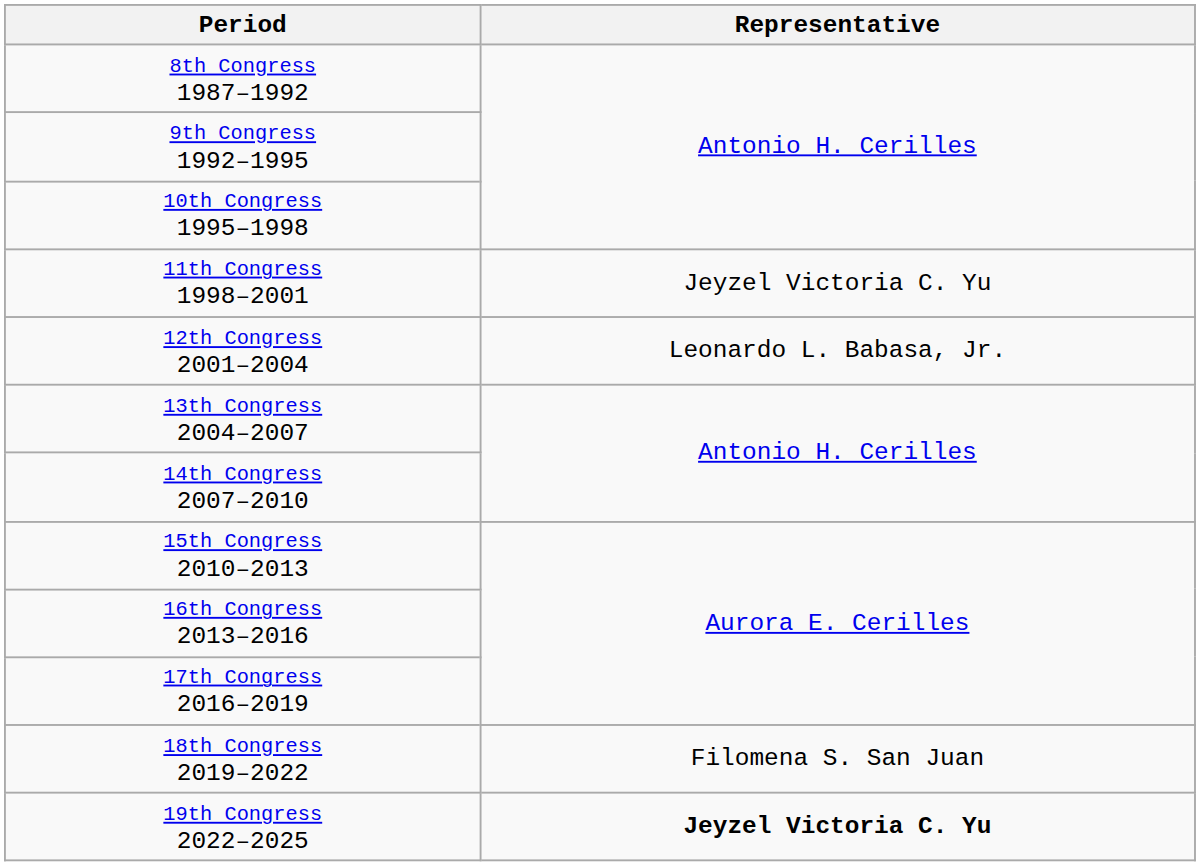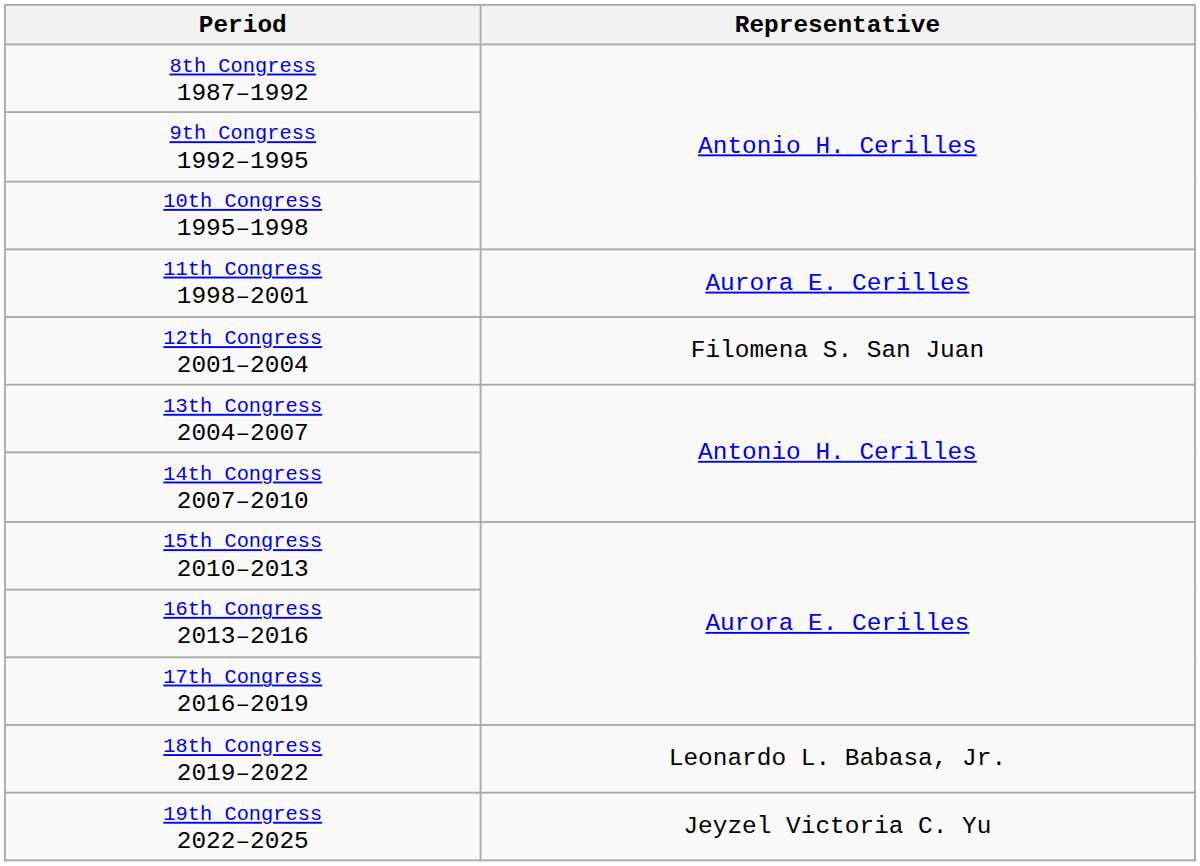(837, 283) Jeyzel Victoria C. Yu -> (837, 283) Aurora E. Cerilles
(837, 351) Leonardo L. Babasa, Jr. -> (837, 351) Filomena S. San Juan
(837, 759) Filomena S. San Juan -> (837, 759) Leonardo L. Babasa, Jr.
(837, 827) bold -> (837, 827) normal
